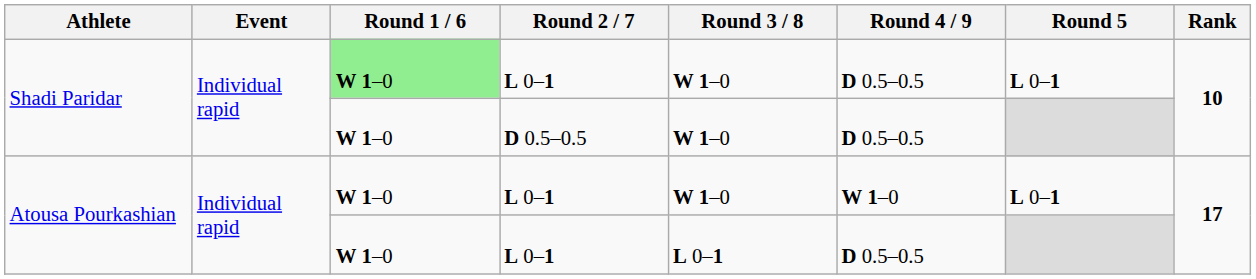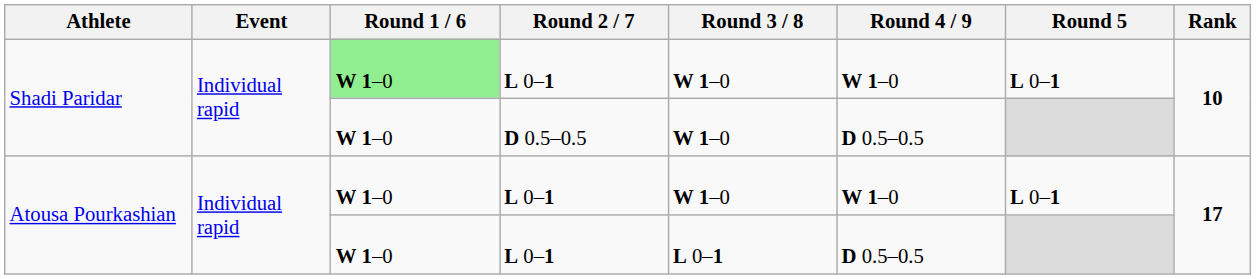(883, 80) D 0.5–0.5 -> (870, 80) W 1–0
